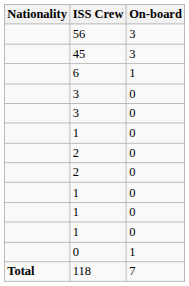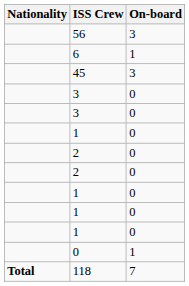rows swapped: (79, 53) <-> (76, 73)
